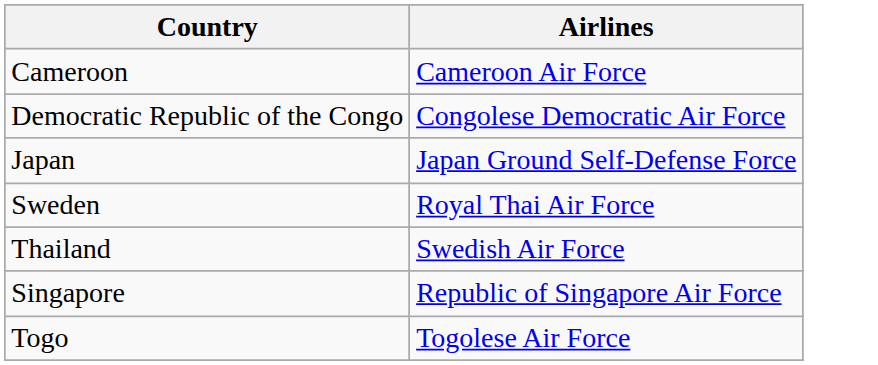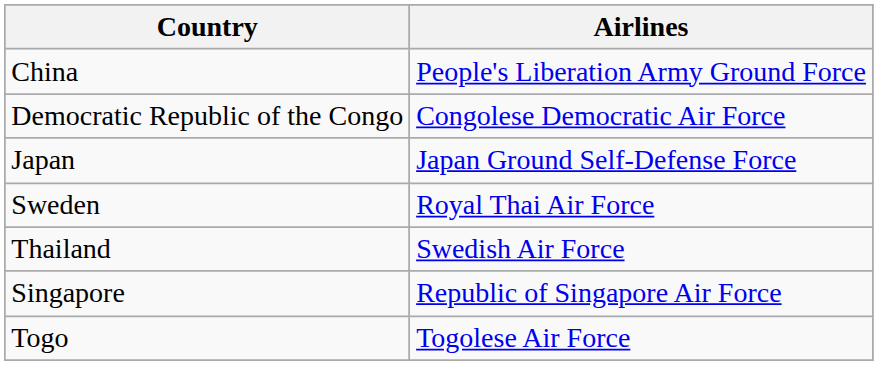- row: (70, 71)
+ row: (45, 71)
